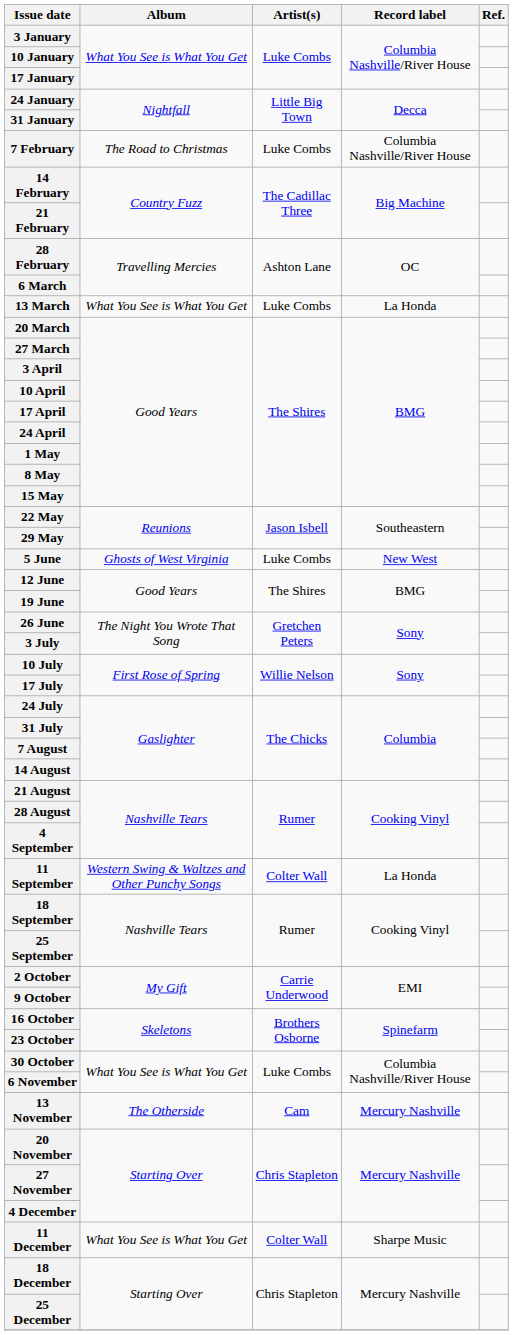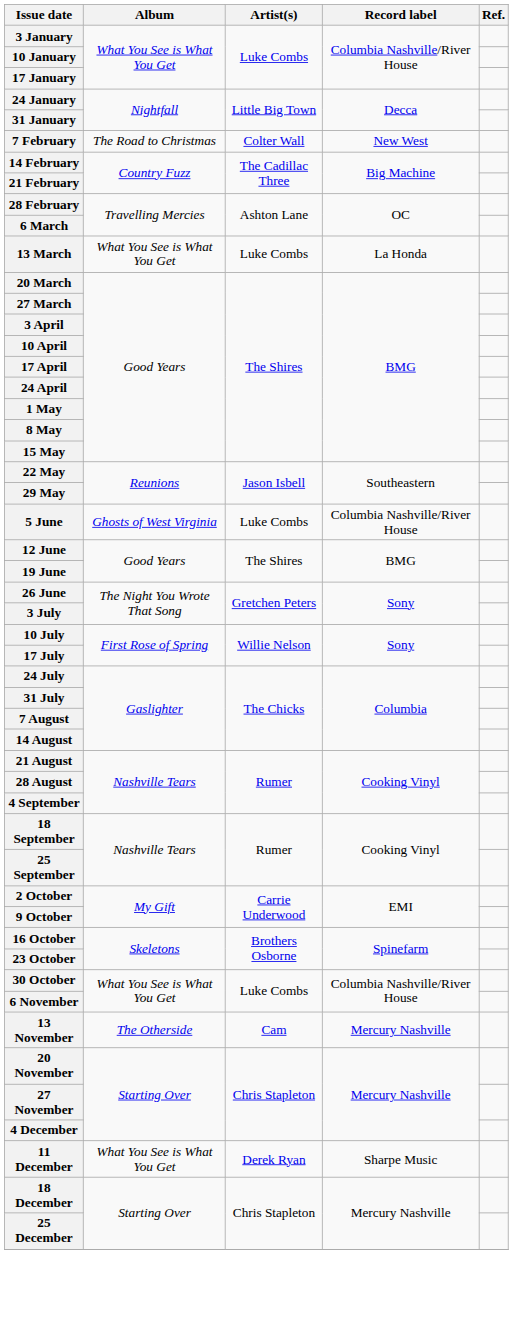(297, 148) Luke Combs -> (274, 141) Colter Wall
(410, 148) Columbia Nashville/River House -> (401, 141) New West
(410, 559) New West -> (401, 521) Columbia Nashville/River House
- row: (42, 876)
(297, 1239) Colter Wall -> (274, 1159) Derek Ryan
